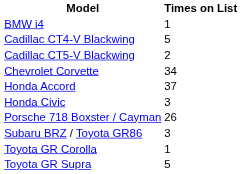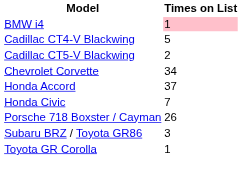(167, 24) no background -> (167, 24) pink background
(167, 102) 3 -> (167, 102) 7
- row: (48, 164)
